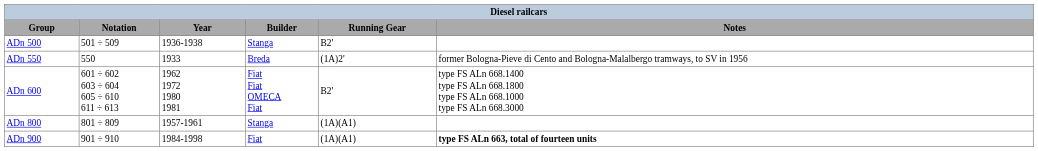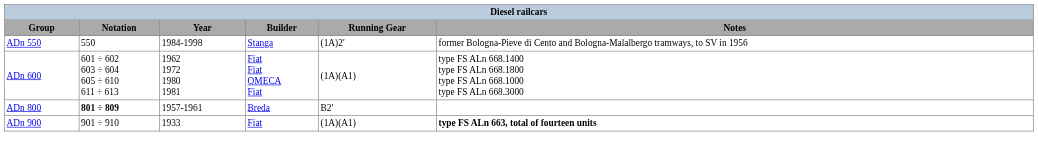- row: (24, 43)
(171, 59) 1933 -> (182, 43) 1984-1998
(259, 59) Breda -> (260, 43) Stanga
(327, 91) B2' -> (338, 75) (1A)(A1)
(100, 123) normal -> (100, 107) bold
(260, 123) Stanga -> (259, 107) Breda
(338, 123) (1A)(A1) -> (327, 107) B2'
(182, 139) 1984-1998 -> (171, 123) 1933
